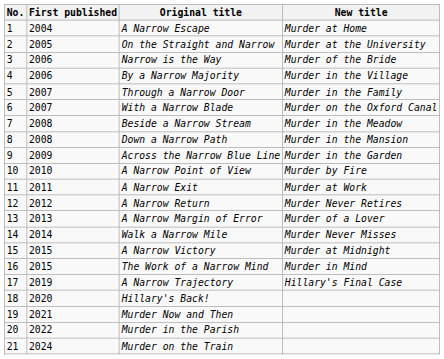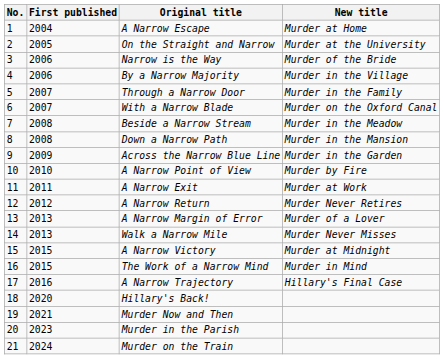(41, 235) 2014 -> (41, 235) 2013
(41, 282) 2019 -> (41, 282) 2016
(41, 330) 2022 -> (41, 330) 2023
